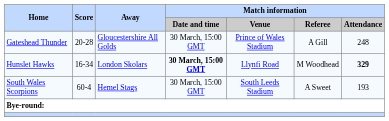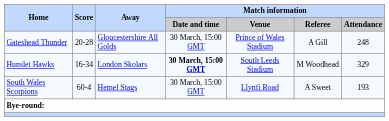(260, 65) Llynfi Road -> (260, 65) South Leeds Stadium
(363, 65) bold -> (363, 65) normal
(260, 87) South Leeds Stadium -> (260, 87) Llynfi Road
